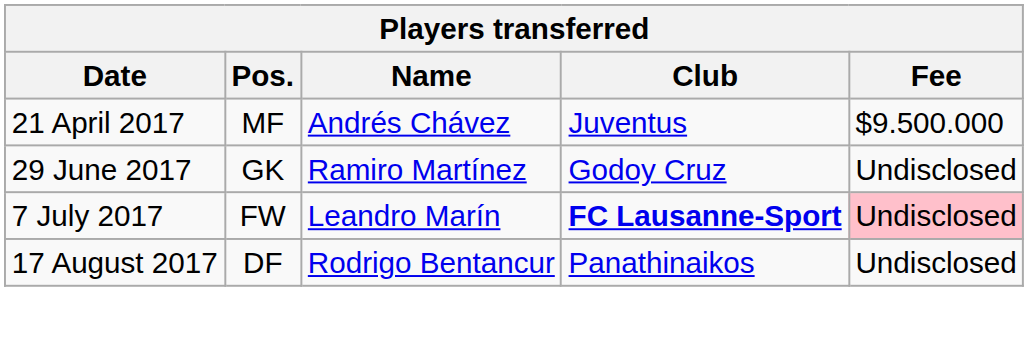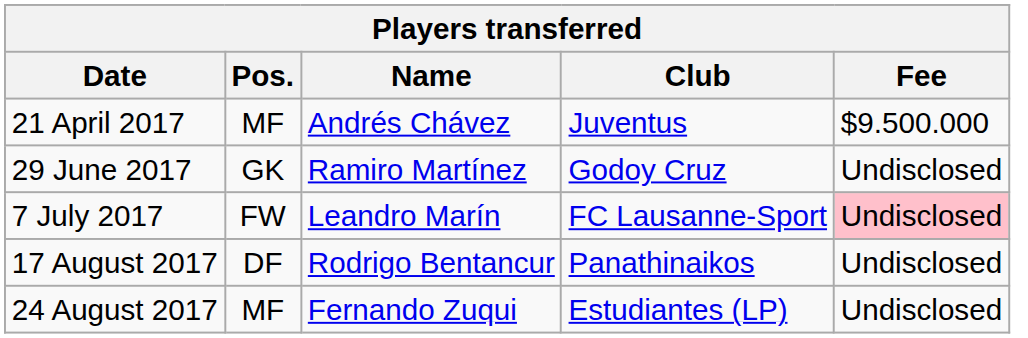(705, 216) bold -> (698, 216) normal
+ row: (115, 310)
